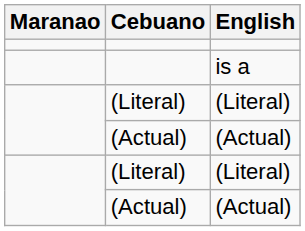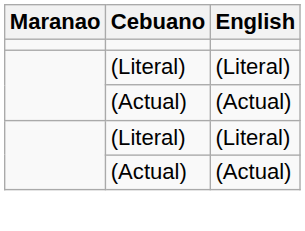- row: (158, 67)
